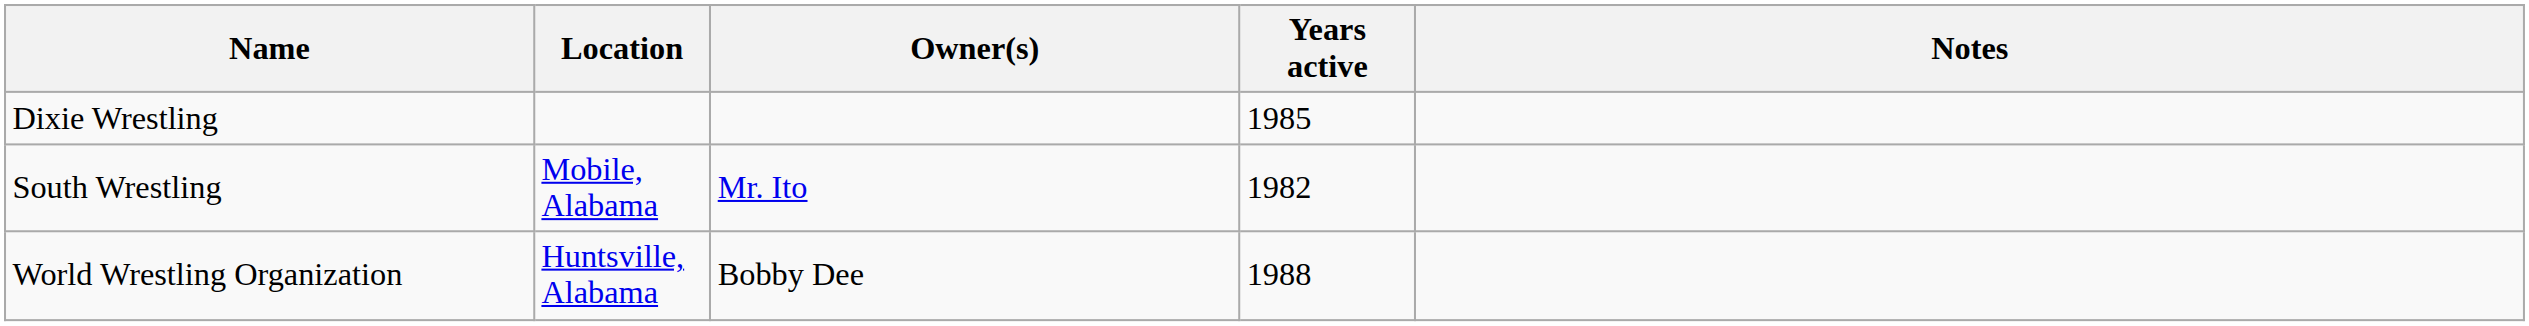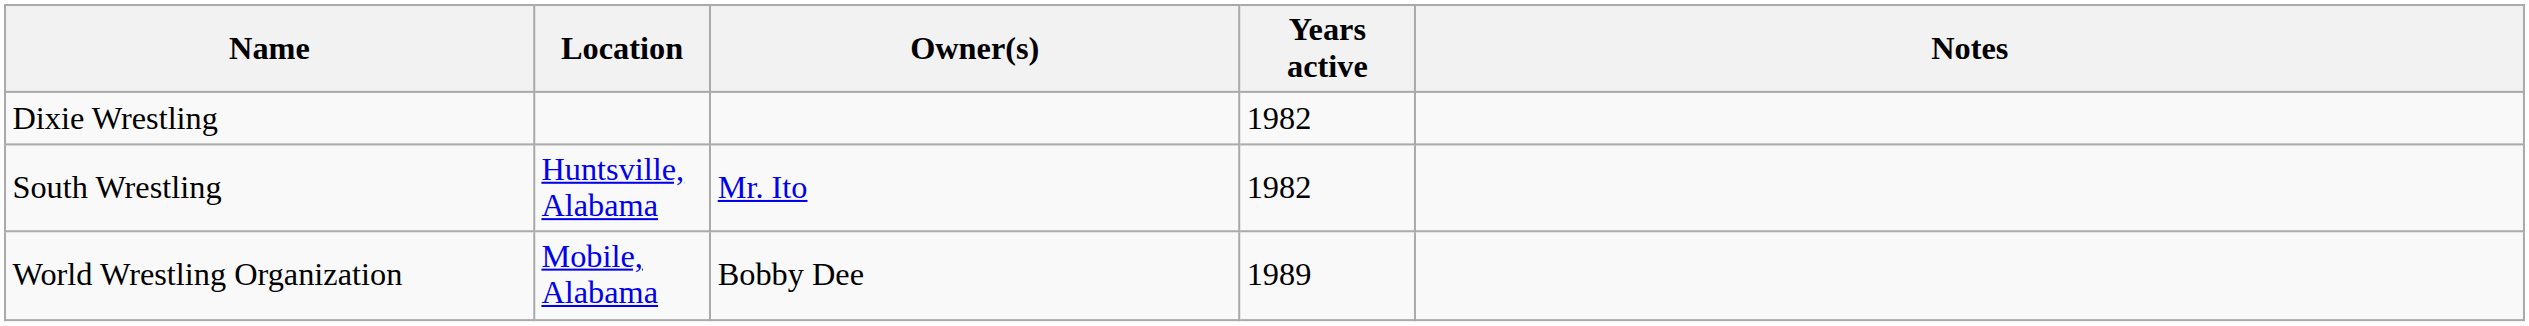(1279, 117) 1985 -> (1279, 117) 1982
(600, 187) Mobile, Alabama -> (613, 187) Huntsville, Alabama
(613, 274) Huntsville, Alabama -> (600, 274) Mobile, Alabama
(1279, 274) 1988 -> (1279, 274) 1989
